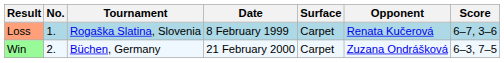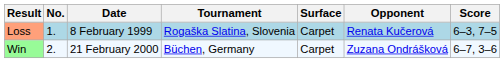columns swapped: (251, 13) <-> (136, 13)
(475, 31) 6–7, 3–6 -> (475, 31) 6–3, 7–5
(475, 49) 6–3, 7–5 -> (475, 49) 6–7, 3–6
